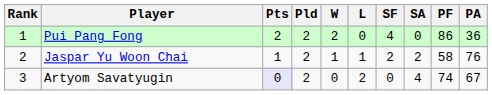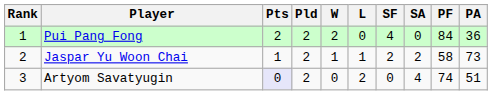(445, 36) 86 -> (445, 36) 84
(473, 57) 76 -> (473, 57) 73
(473, 79) 67 -> (473, 79) 51
